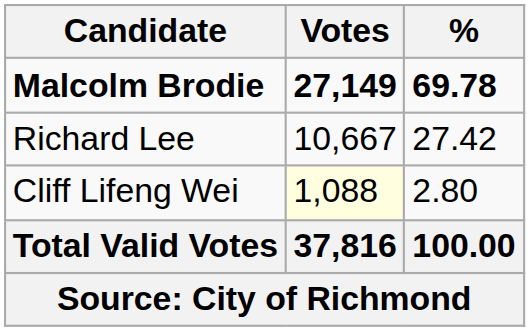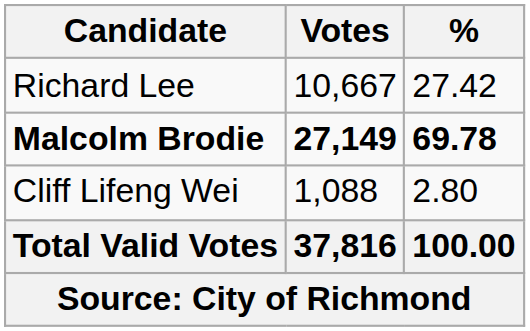rows swapped: (139, 84) <-> (104, 138)
(336, 191) lightyellow background -> (336, 191) no background
